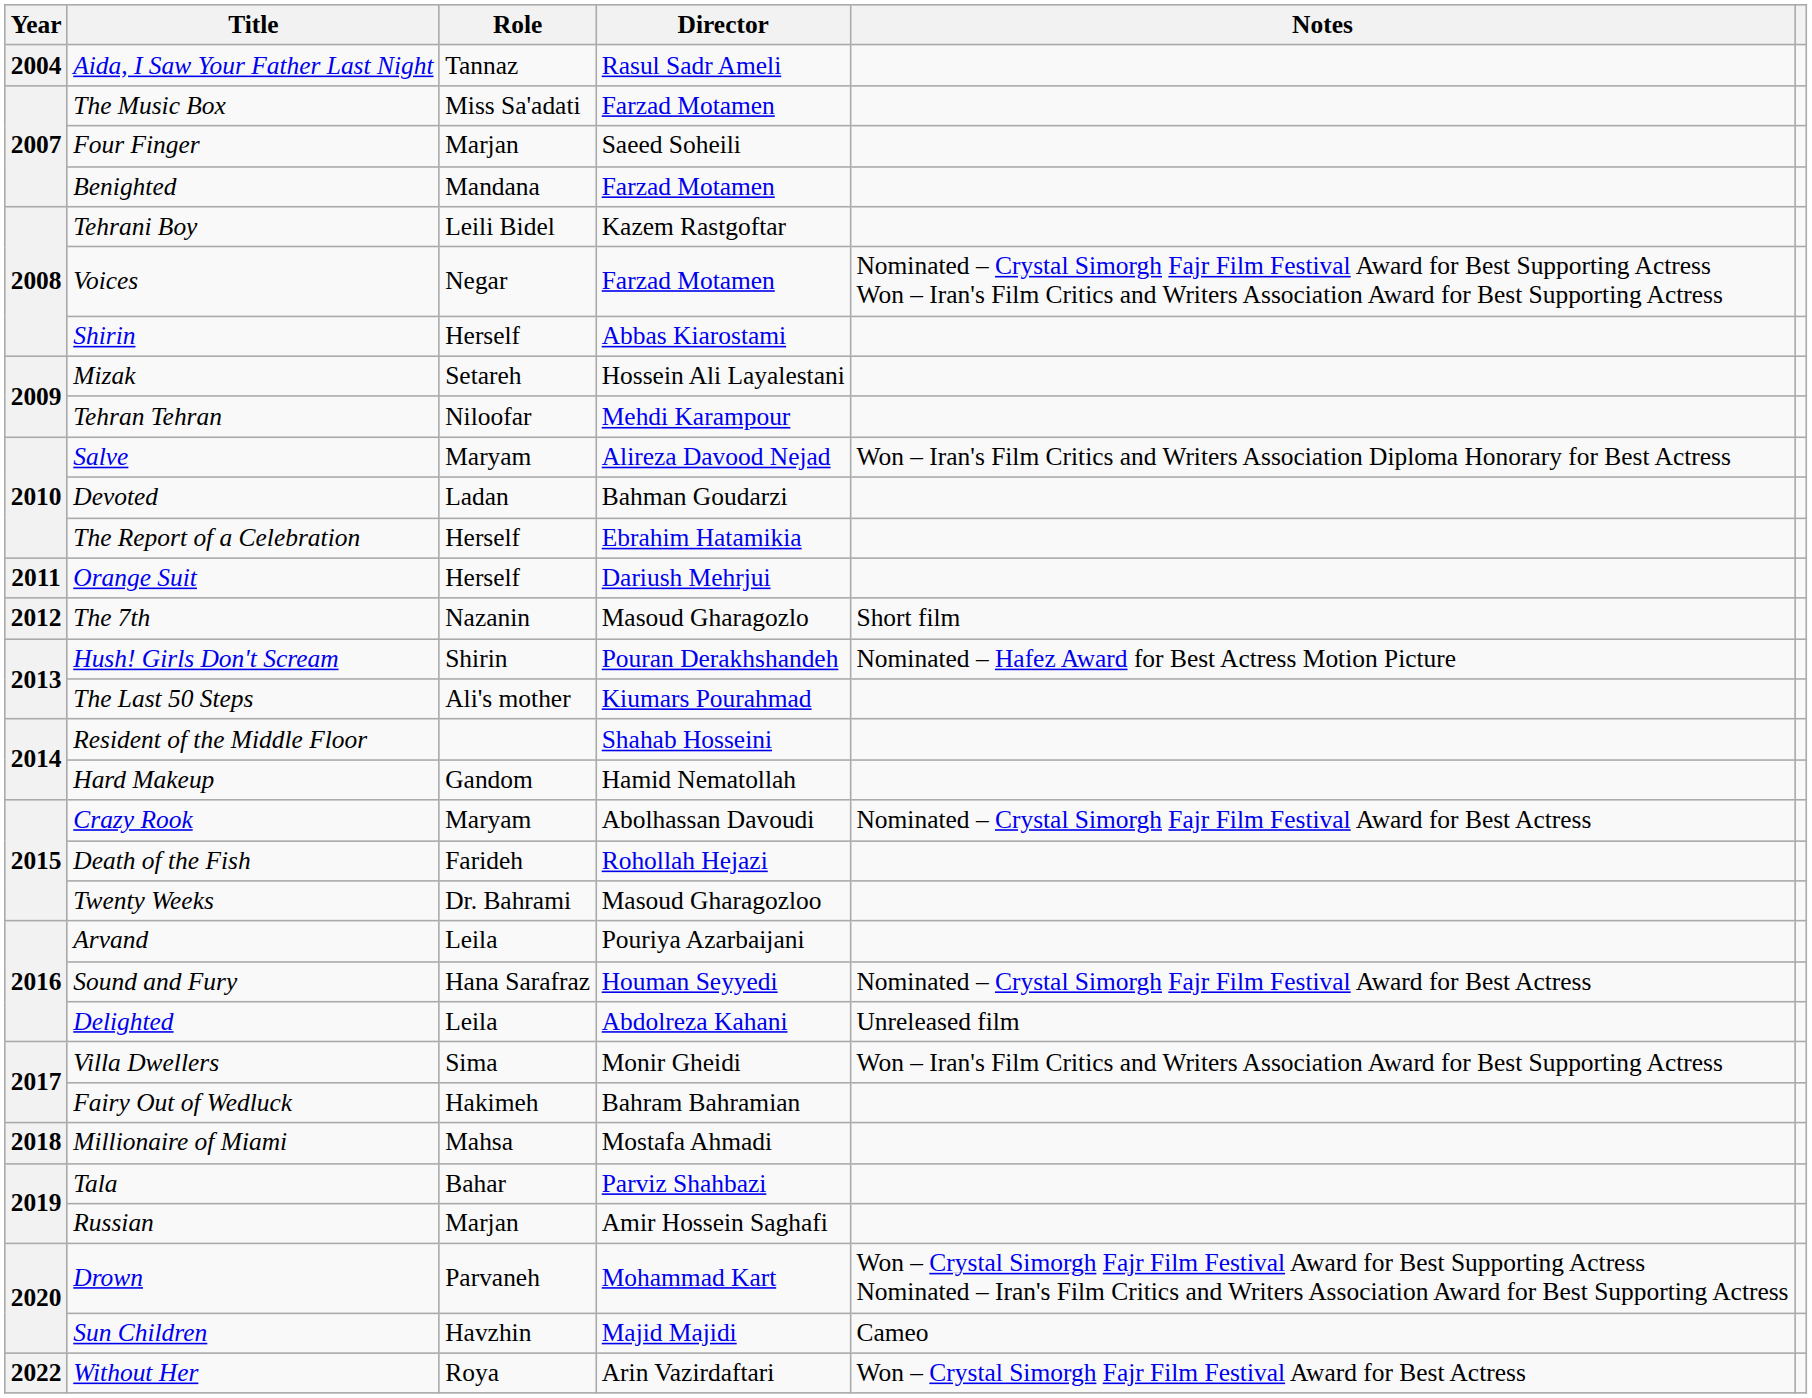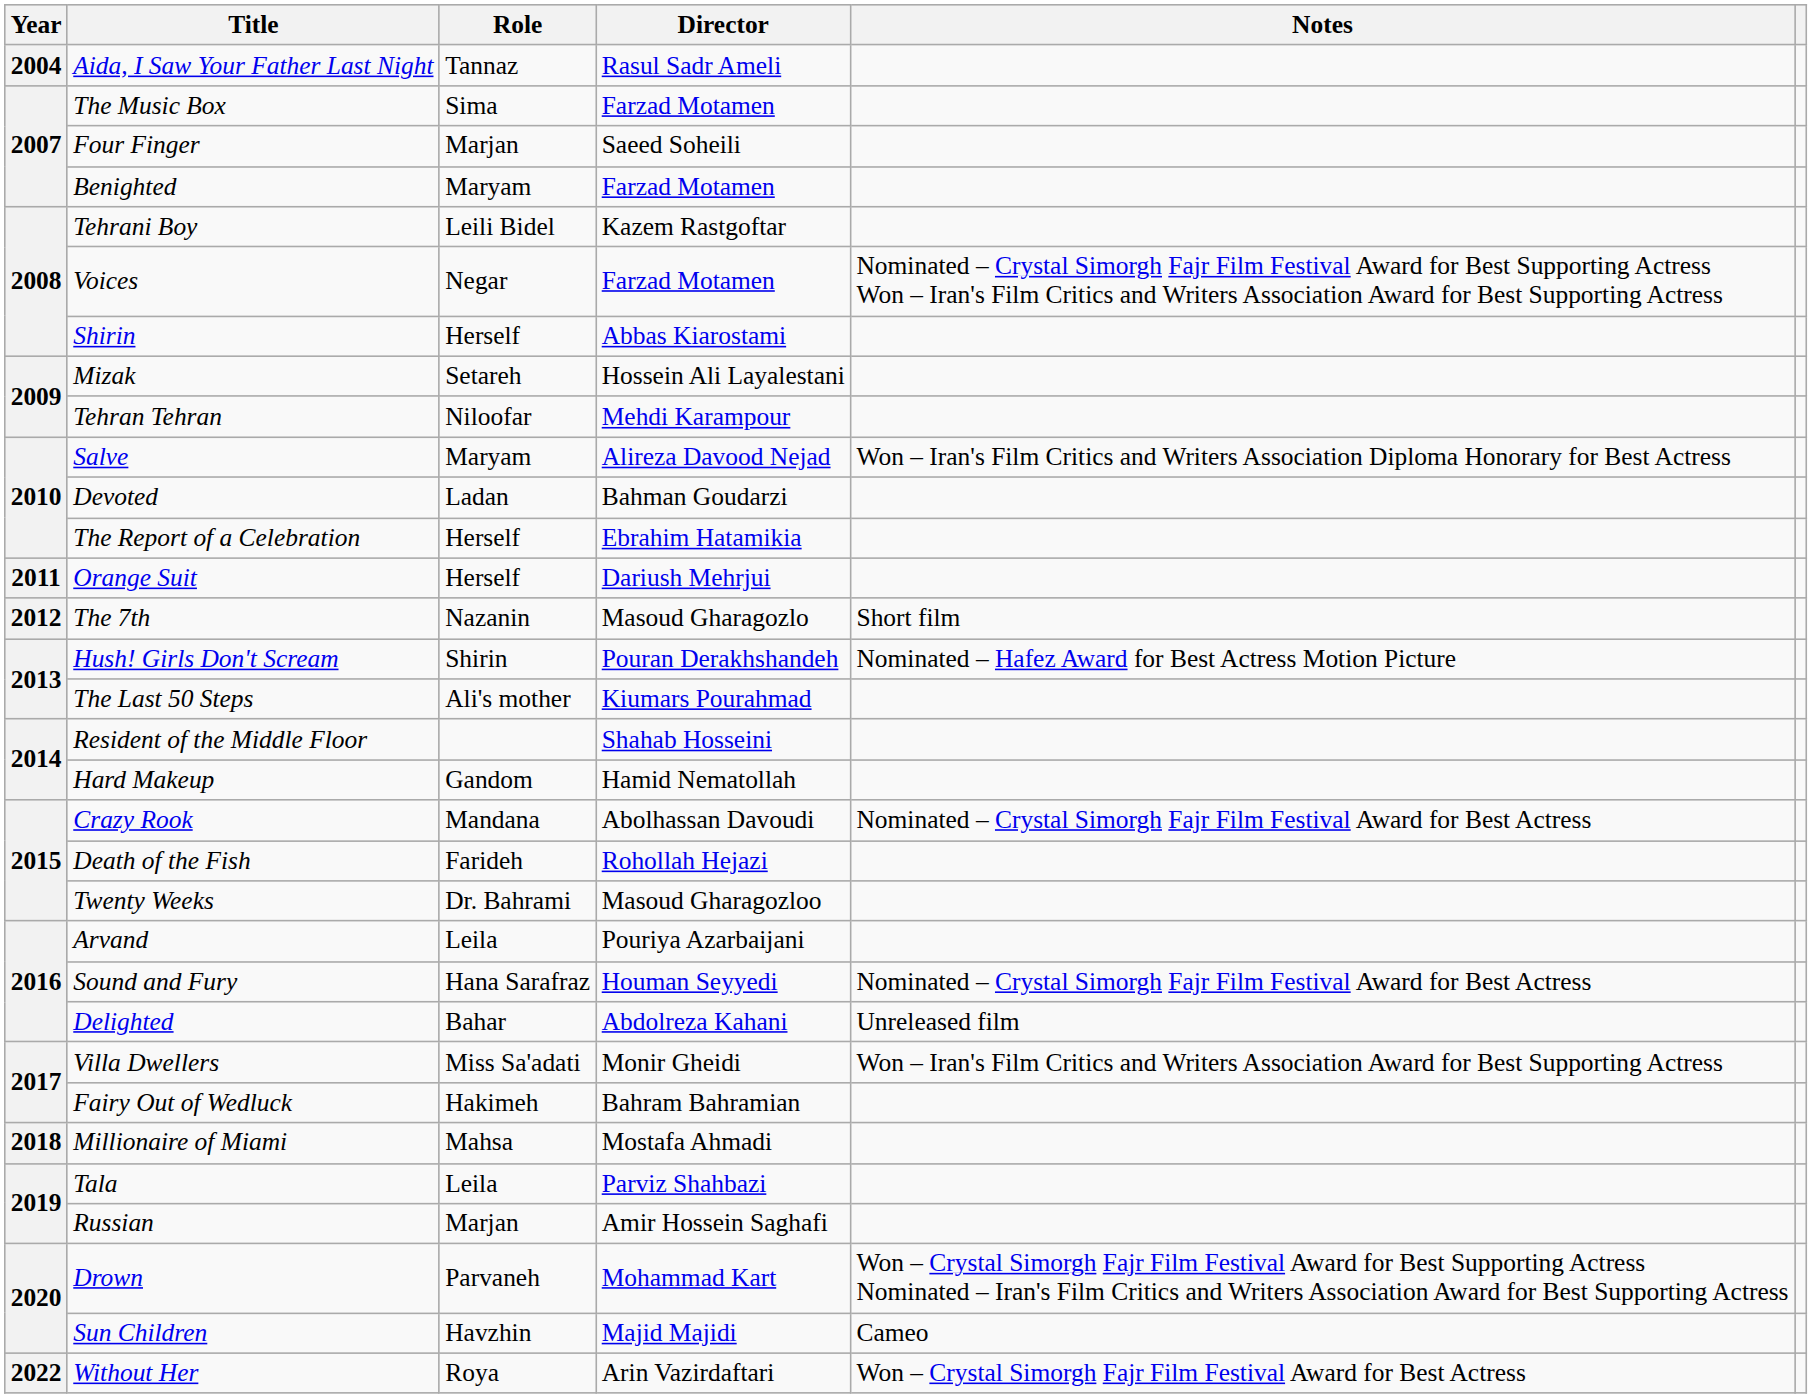(513, 105) Miss Sa'adati -> (471, 105) Sima
(493, 186) Mandana -> (488, 186) Maryam
(488, 819) Maryam -> (493, 819) Mandana
(471, 1021) Leila -> (476, 1021) Bahar
(471, 1061) Sima -> (513, 1061) Miss Sa'adati
(476, 1182) Bahar -> (471, 1182) Leila
